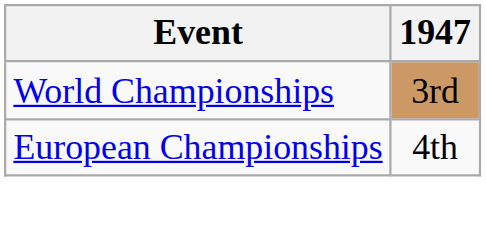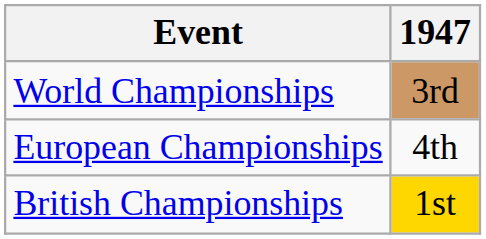+ row: (178, 203)
